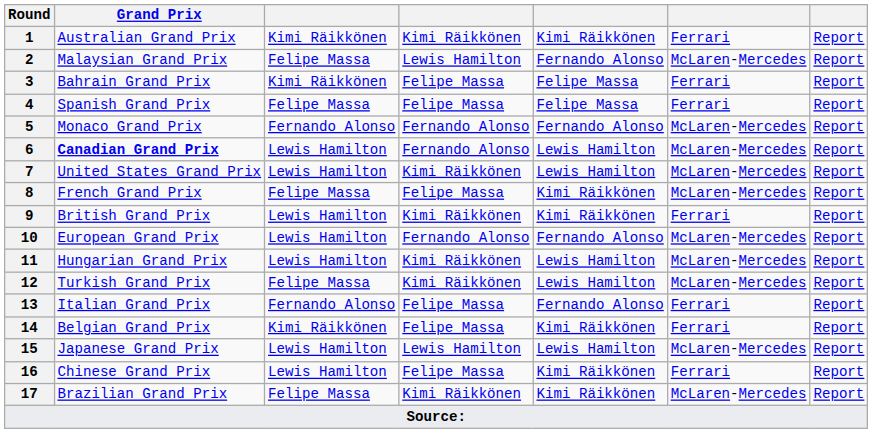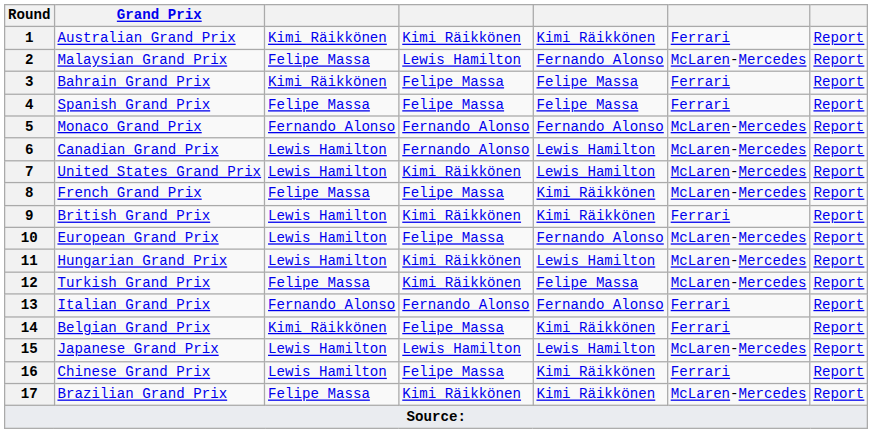(138, 150) bold -> (138, 150) normal
(466, 239) Fernando Alonso -> (453, 239) Felipe Massa
(596, 283) Lewis Hamilton -> (587, 283) Felipe Massa
(453, 305) Felipe Massa -> (466, 305) Fernando Alonso
